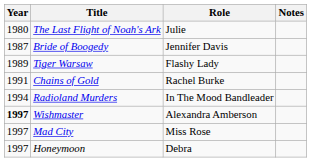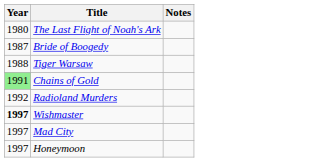- column: (220, 13)
(18, 64) 1989 -> (18, 64) 1988
(18, 81) no background -> (18, 81) lightgreen background
(18, 98) 1994 -> (18, 98) 1992
